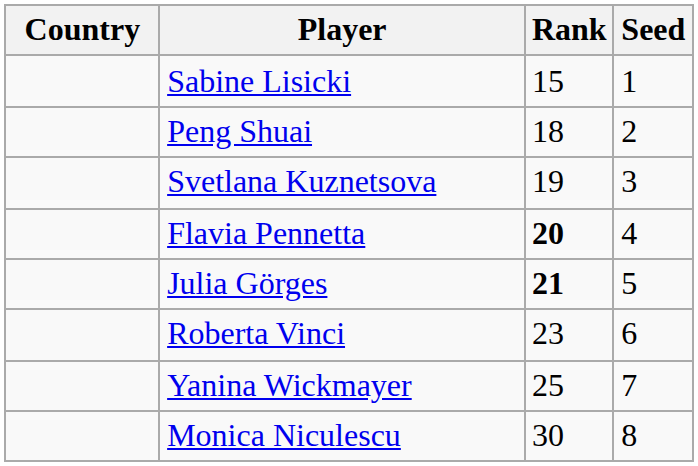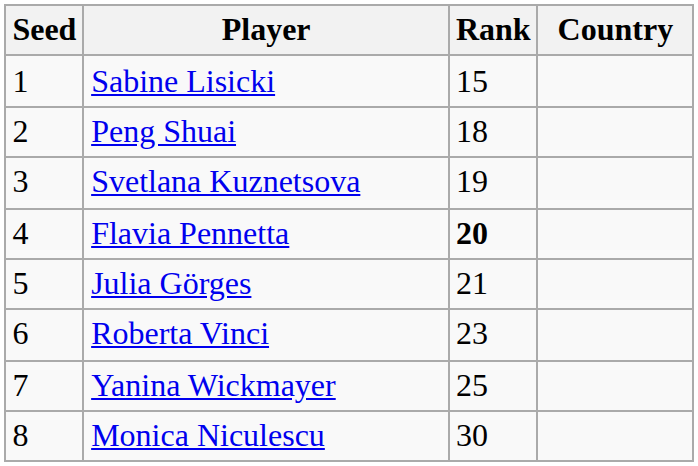columns swapped: (82, 29) <-> (653, 29)
(548, 283) bold -> (472, 283) normal
